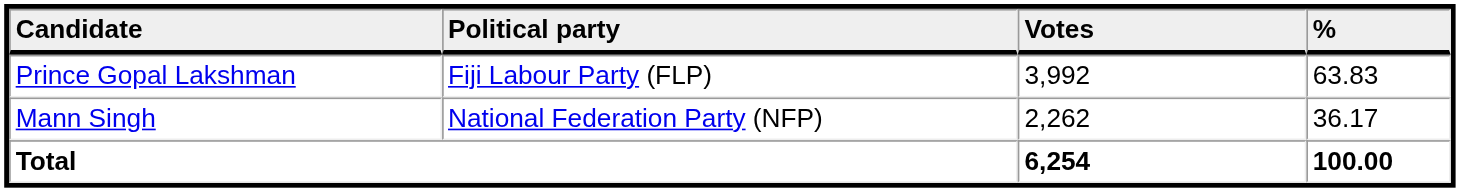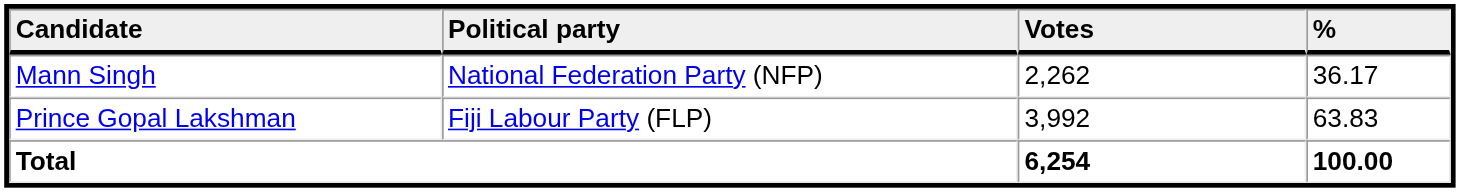rows swapped: (156, 75) <-> (86, 118)
